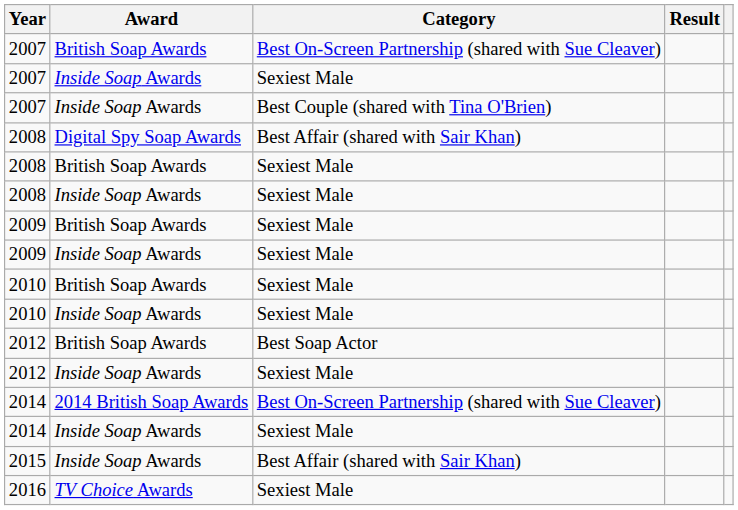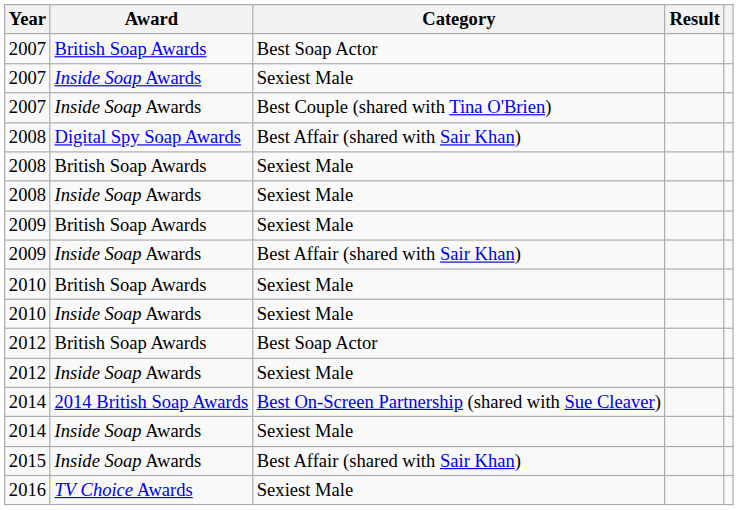(459, 48) Best On-Screen Partnership (shared with Sue Cleaver) -> (317, 48) Best Soap Actor
(305, 254) Sexiest Male -> (389, 254) Best Affair (shared with Sair Khan)
